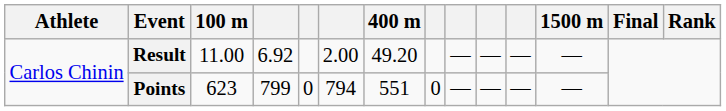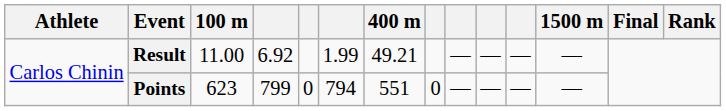(341, 55) 2.00 -> (341, 55) 1.99
(394, 55) 49.20 -> (394, 55) 49.21
